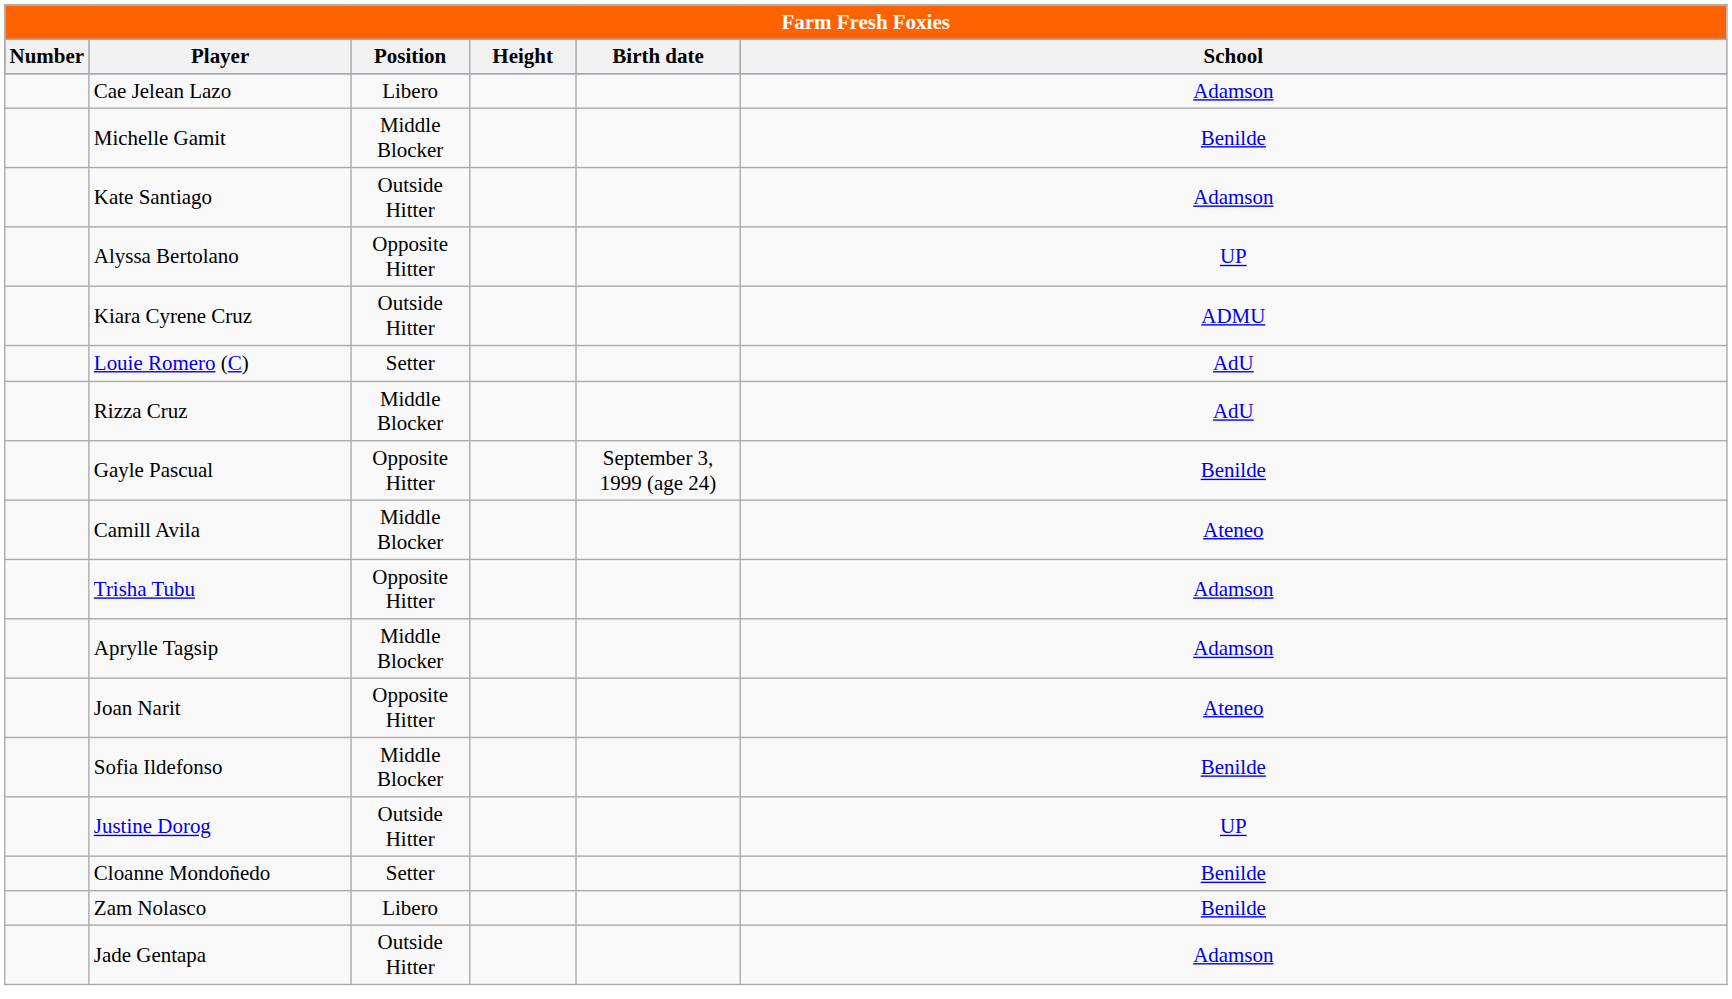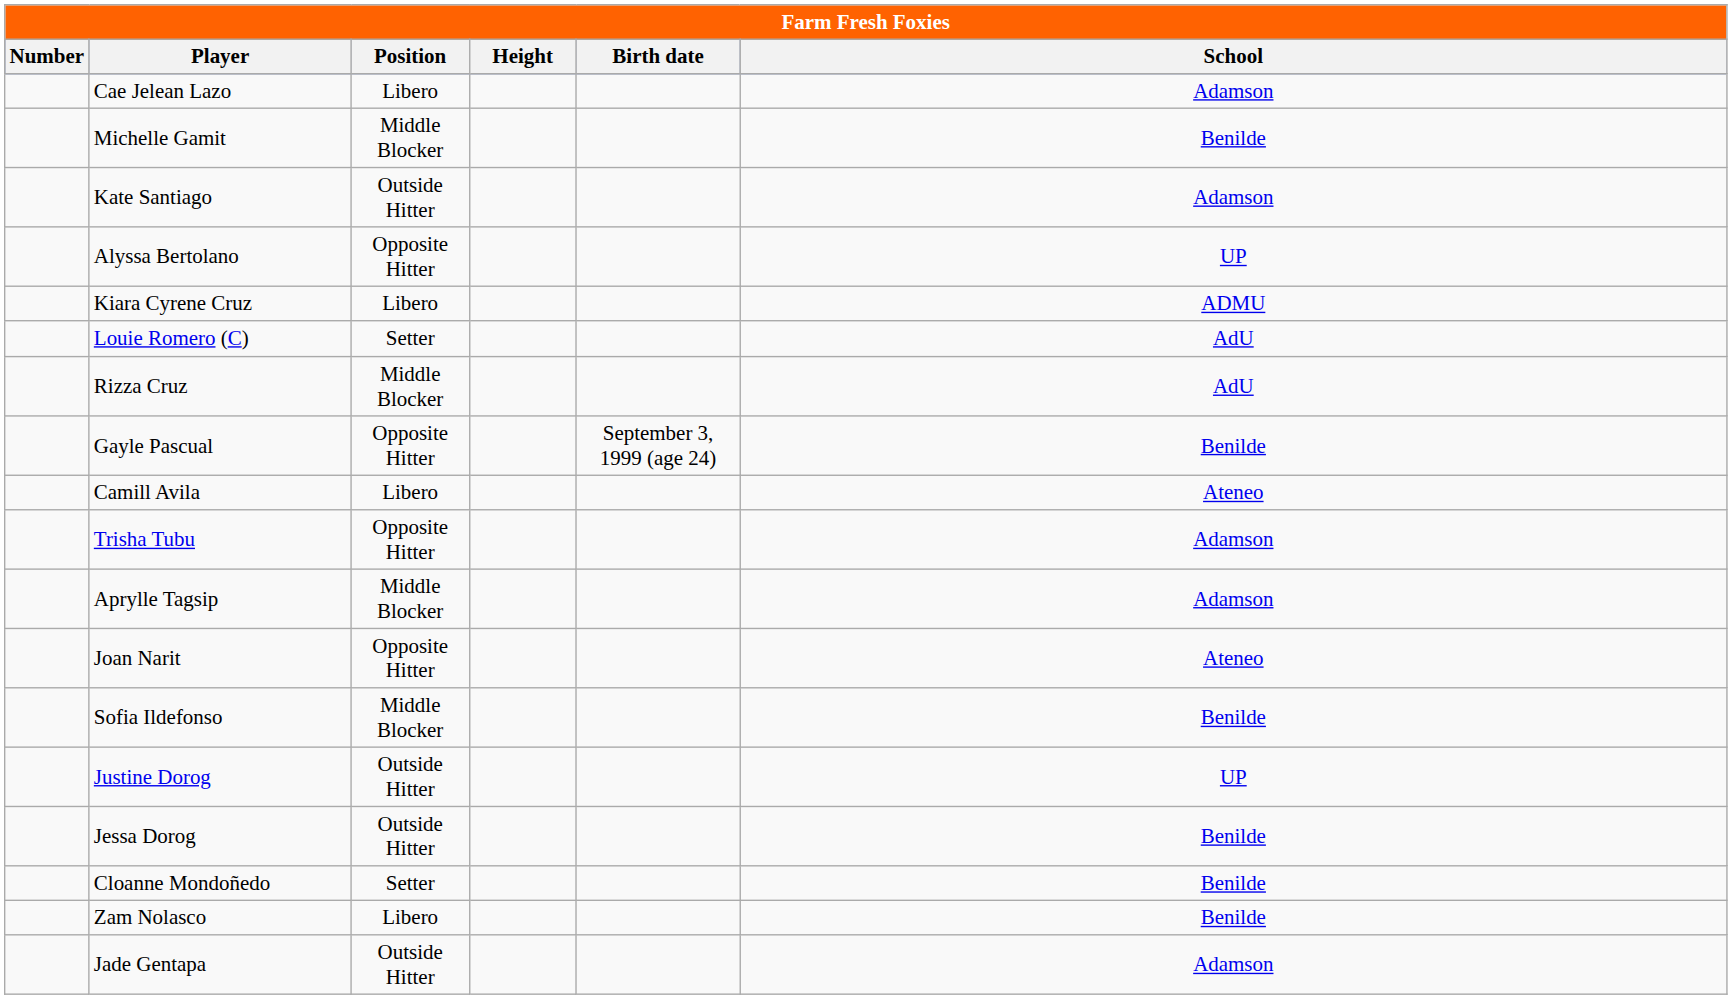(410, 316) Outside Hitter -> (410, 304) Libero
(410, 529) Middle Blocker -> (410, 492) Libero
+ row: (145, 836)
